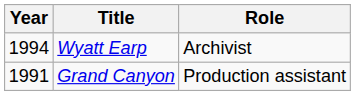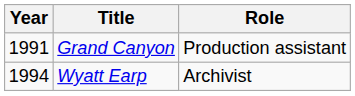rows swapped: (116, 76) <-> (102, 47)
